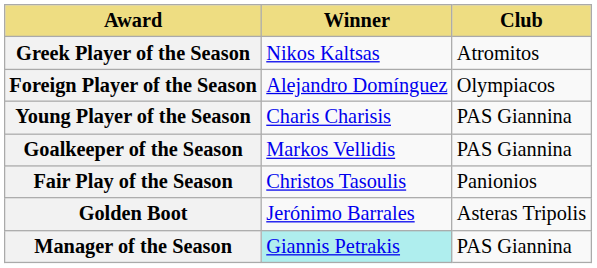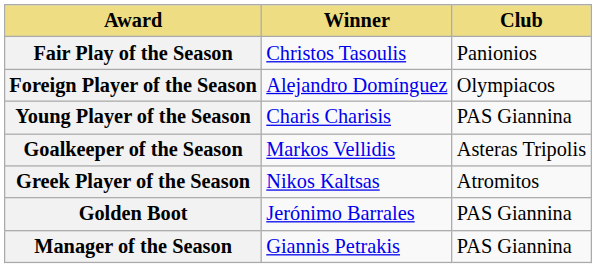rows swapped: (133, 52) <-> (133, 181)
(514, 149) PAS Giannina -> (521, 149) Asteras Tripolis
(521, 213) Asteras Tripolis -> (514, 213) PAS Giannina
(333, 246) paleturquoise background -> (333, 246) no background
